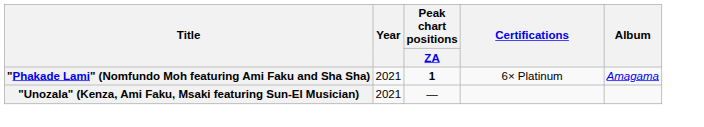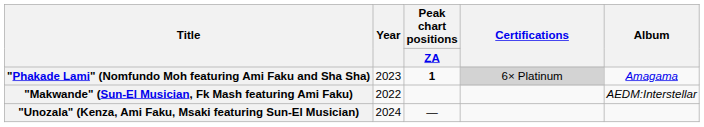(388, 76) 2021 -> (388, 76) 2023
(532, 76) no background -> (532, 76) lightgrey background
+ row: (189, 94)
(388, 94) 2021 -> (388, 112) 2024
